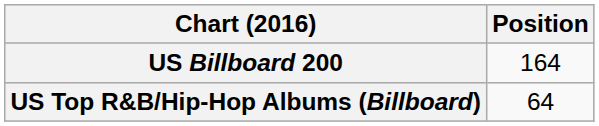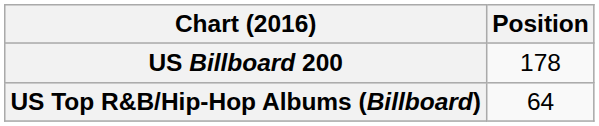(540, 62) 164 -> (540, 62) 178
